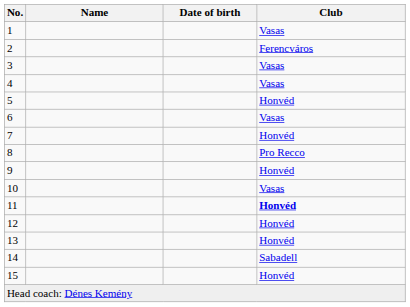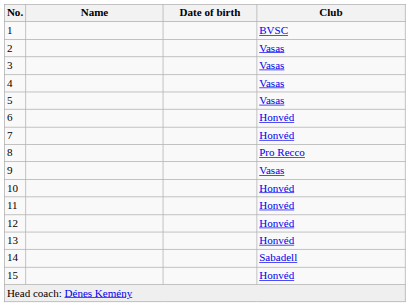(272, 30) Vasas -> (274, 30) BVSC
(286, 48) Ferencváros -> (272, 48) Vasas
(277, 100) Honvéd -> (272, 100) Vasas
(272, 118) Vasas -> (277, 118) Honvéd
(277, 170) Honvéd -> (272, 170) Vasas
(272, 188) Vasas -> (277, 188) Honvéd
(278, 205) bold -> (277, 205) normal
